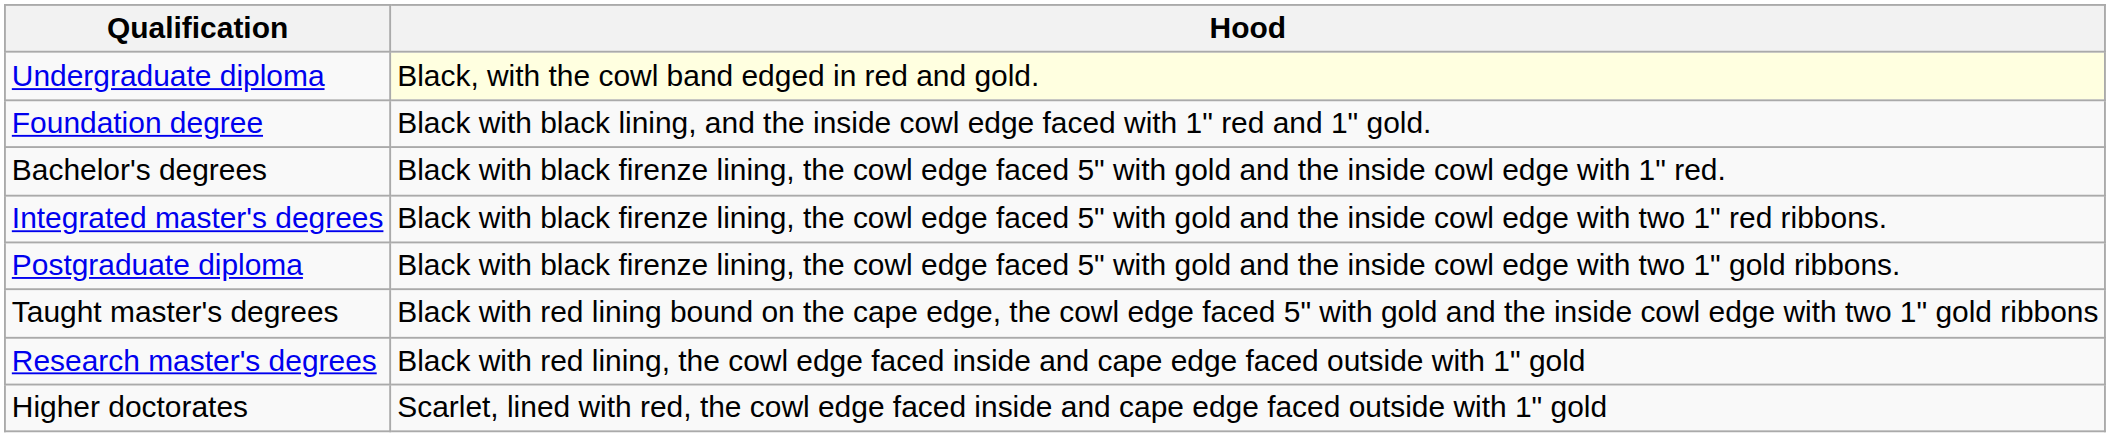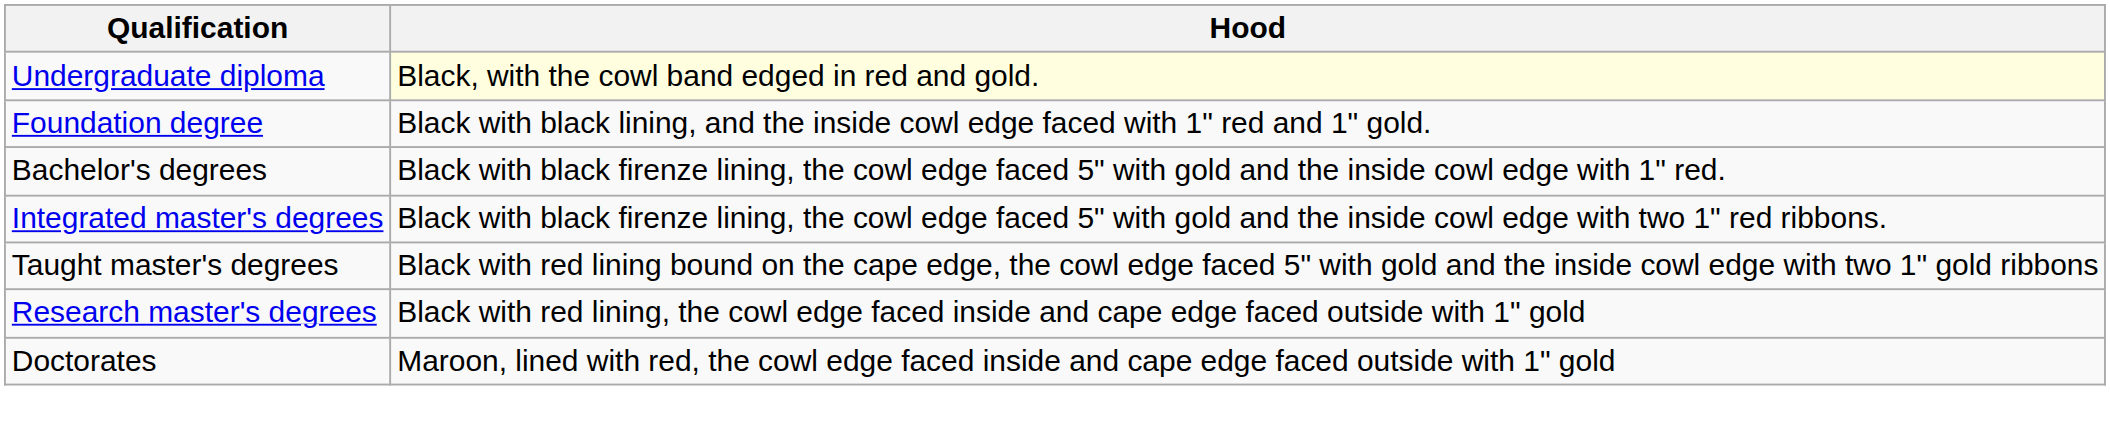- row: (157, 265)
+ row: (84, 360)
- row: (130, 407)
